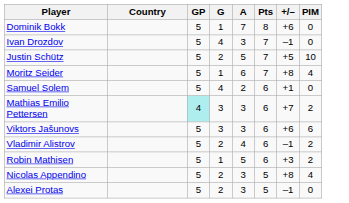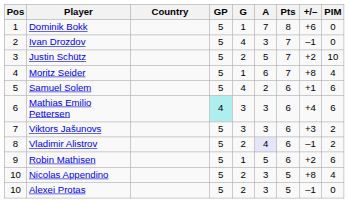+ column: (16, 12)
(288, 57) +5 -> (310, 57) +2
(310, 88) 0 -> (333, 88) 6
(288, 108) +7 -> (310, 108) +4
(310, 108) 2 -> (333, 108) 6
(288, 129) +6 -> (310, 129) +3
(310, 129) 6 -> (333, 129) 2
(243, 144) no background -> (266, 144) lavender background
(288, 159) +3 -> (310, 159) +2
(310, 159) 2 -> (333, 159) 6
